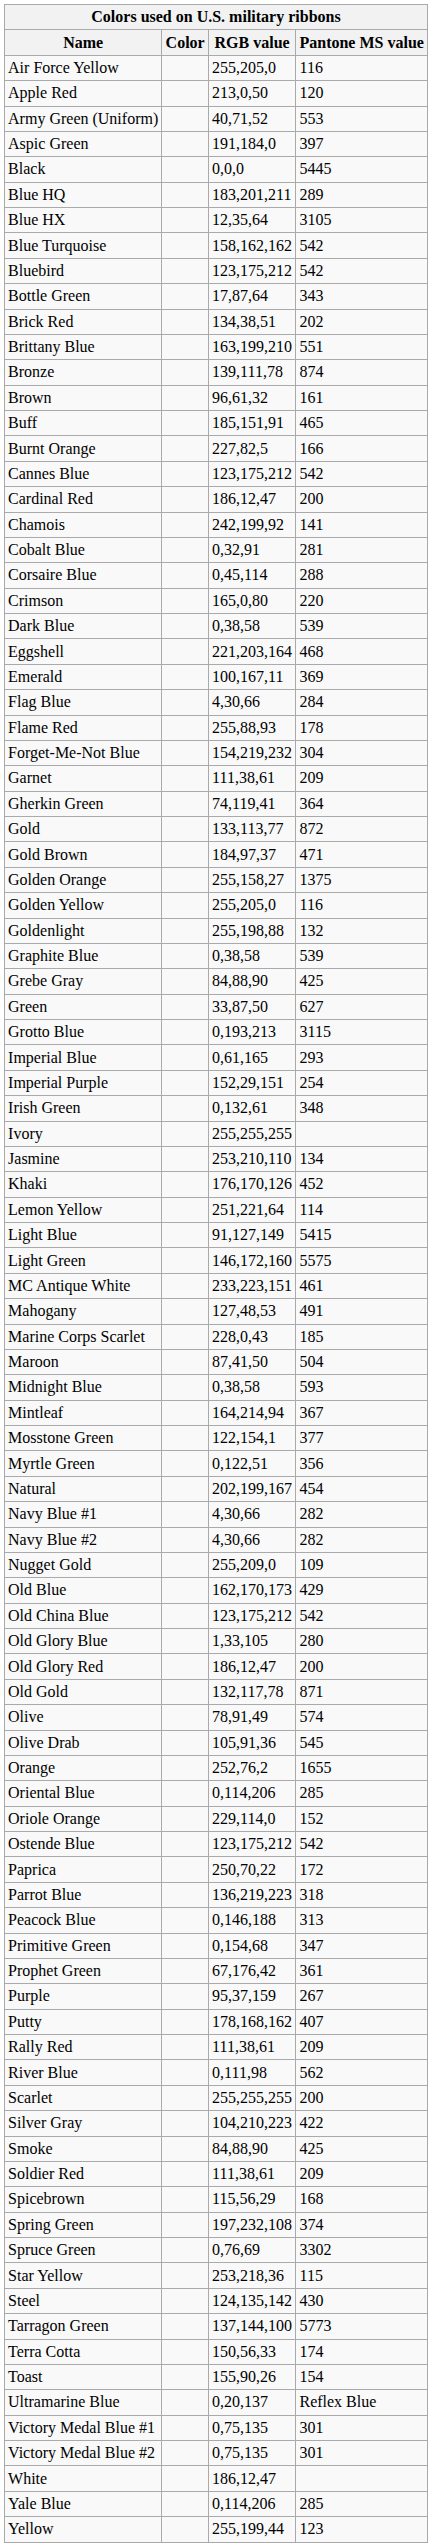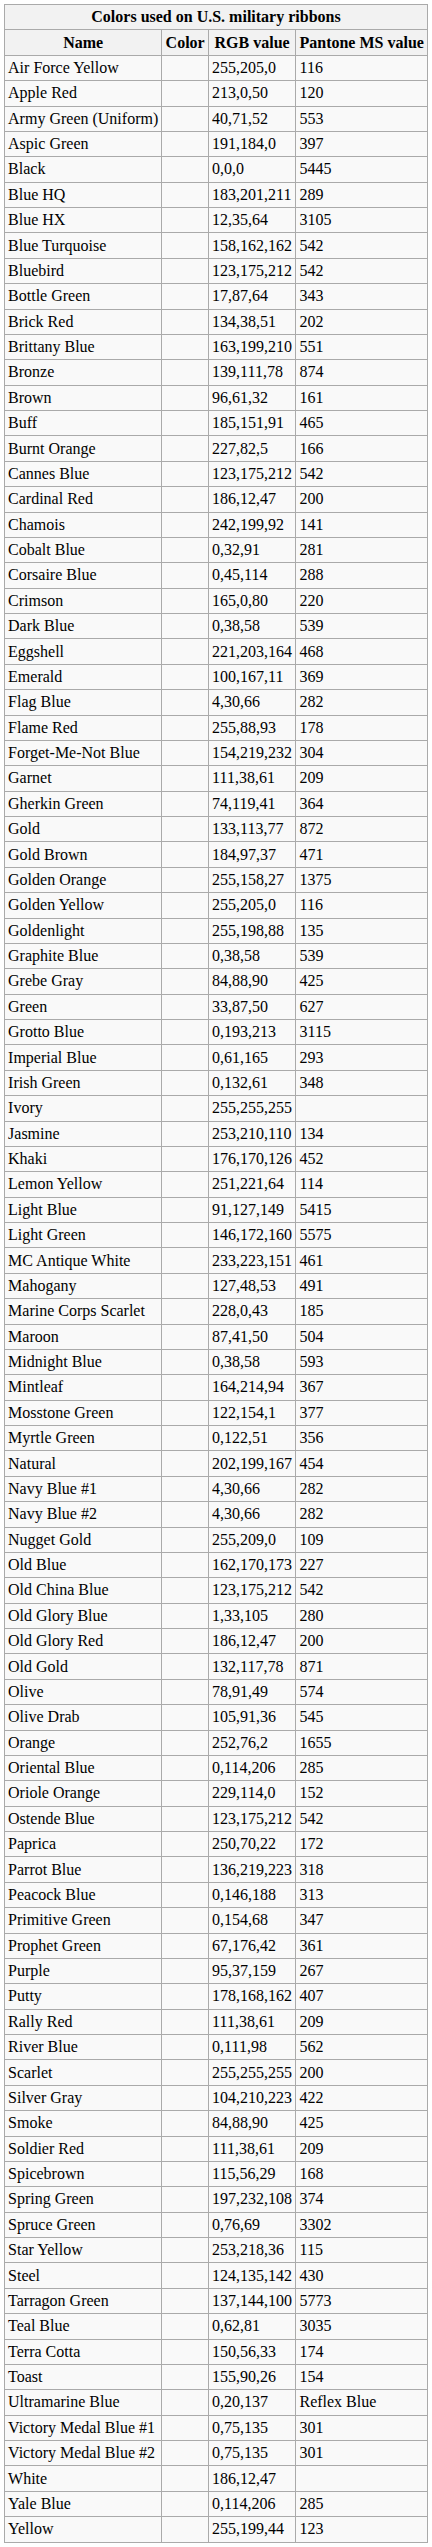(311, 702) 284 -> (311, 702) 282
(311, 930) 132 -> (311, 930) 135
- row: (58, 1082)
(311, 1590) 429 -> (311, 1565) 227
+ row: (39, 2326)
